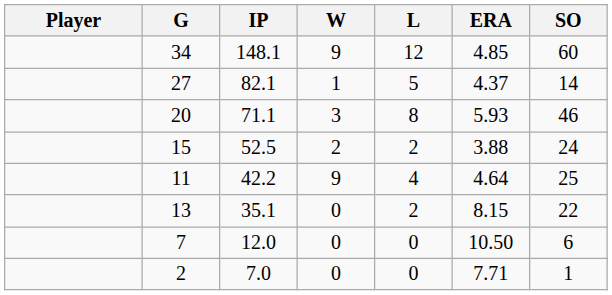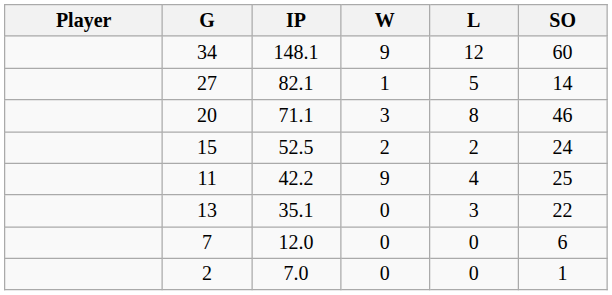- column: (491, 20)
(413, 210) 2 -> (474, 210) 3
